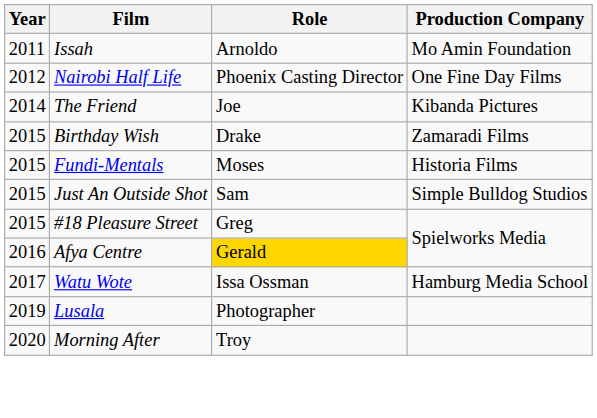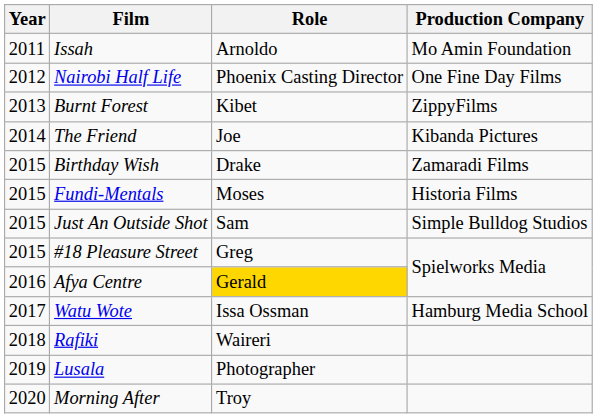+ row: (101, 106)
+ row: (76, 340)
